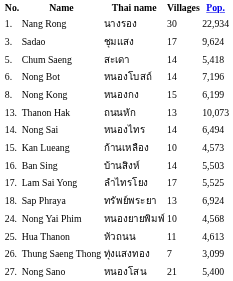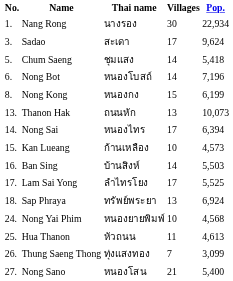(119, 42) ชุมแสง -> (117, 42) สะเดา
(117, 59) สะเดา -> (119, 59) ชุมแสง
(172, 130) 14 -> (172, 130) 17
(213, 130) 6,494 -> (213, 130) 6,394
